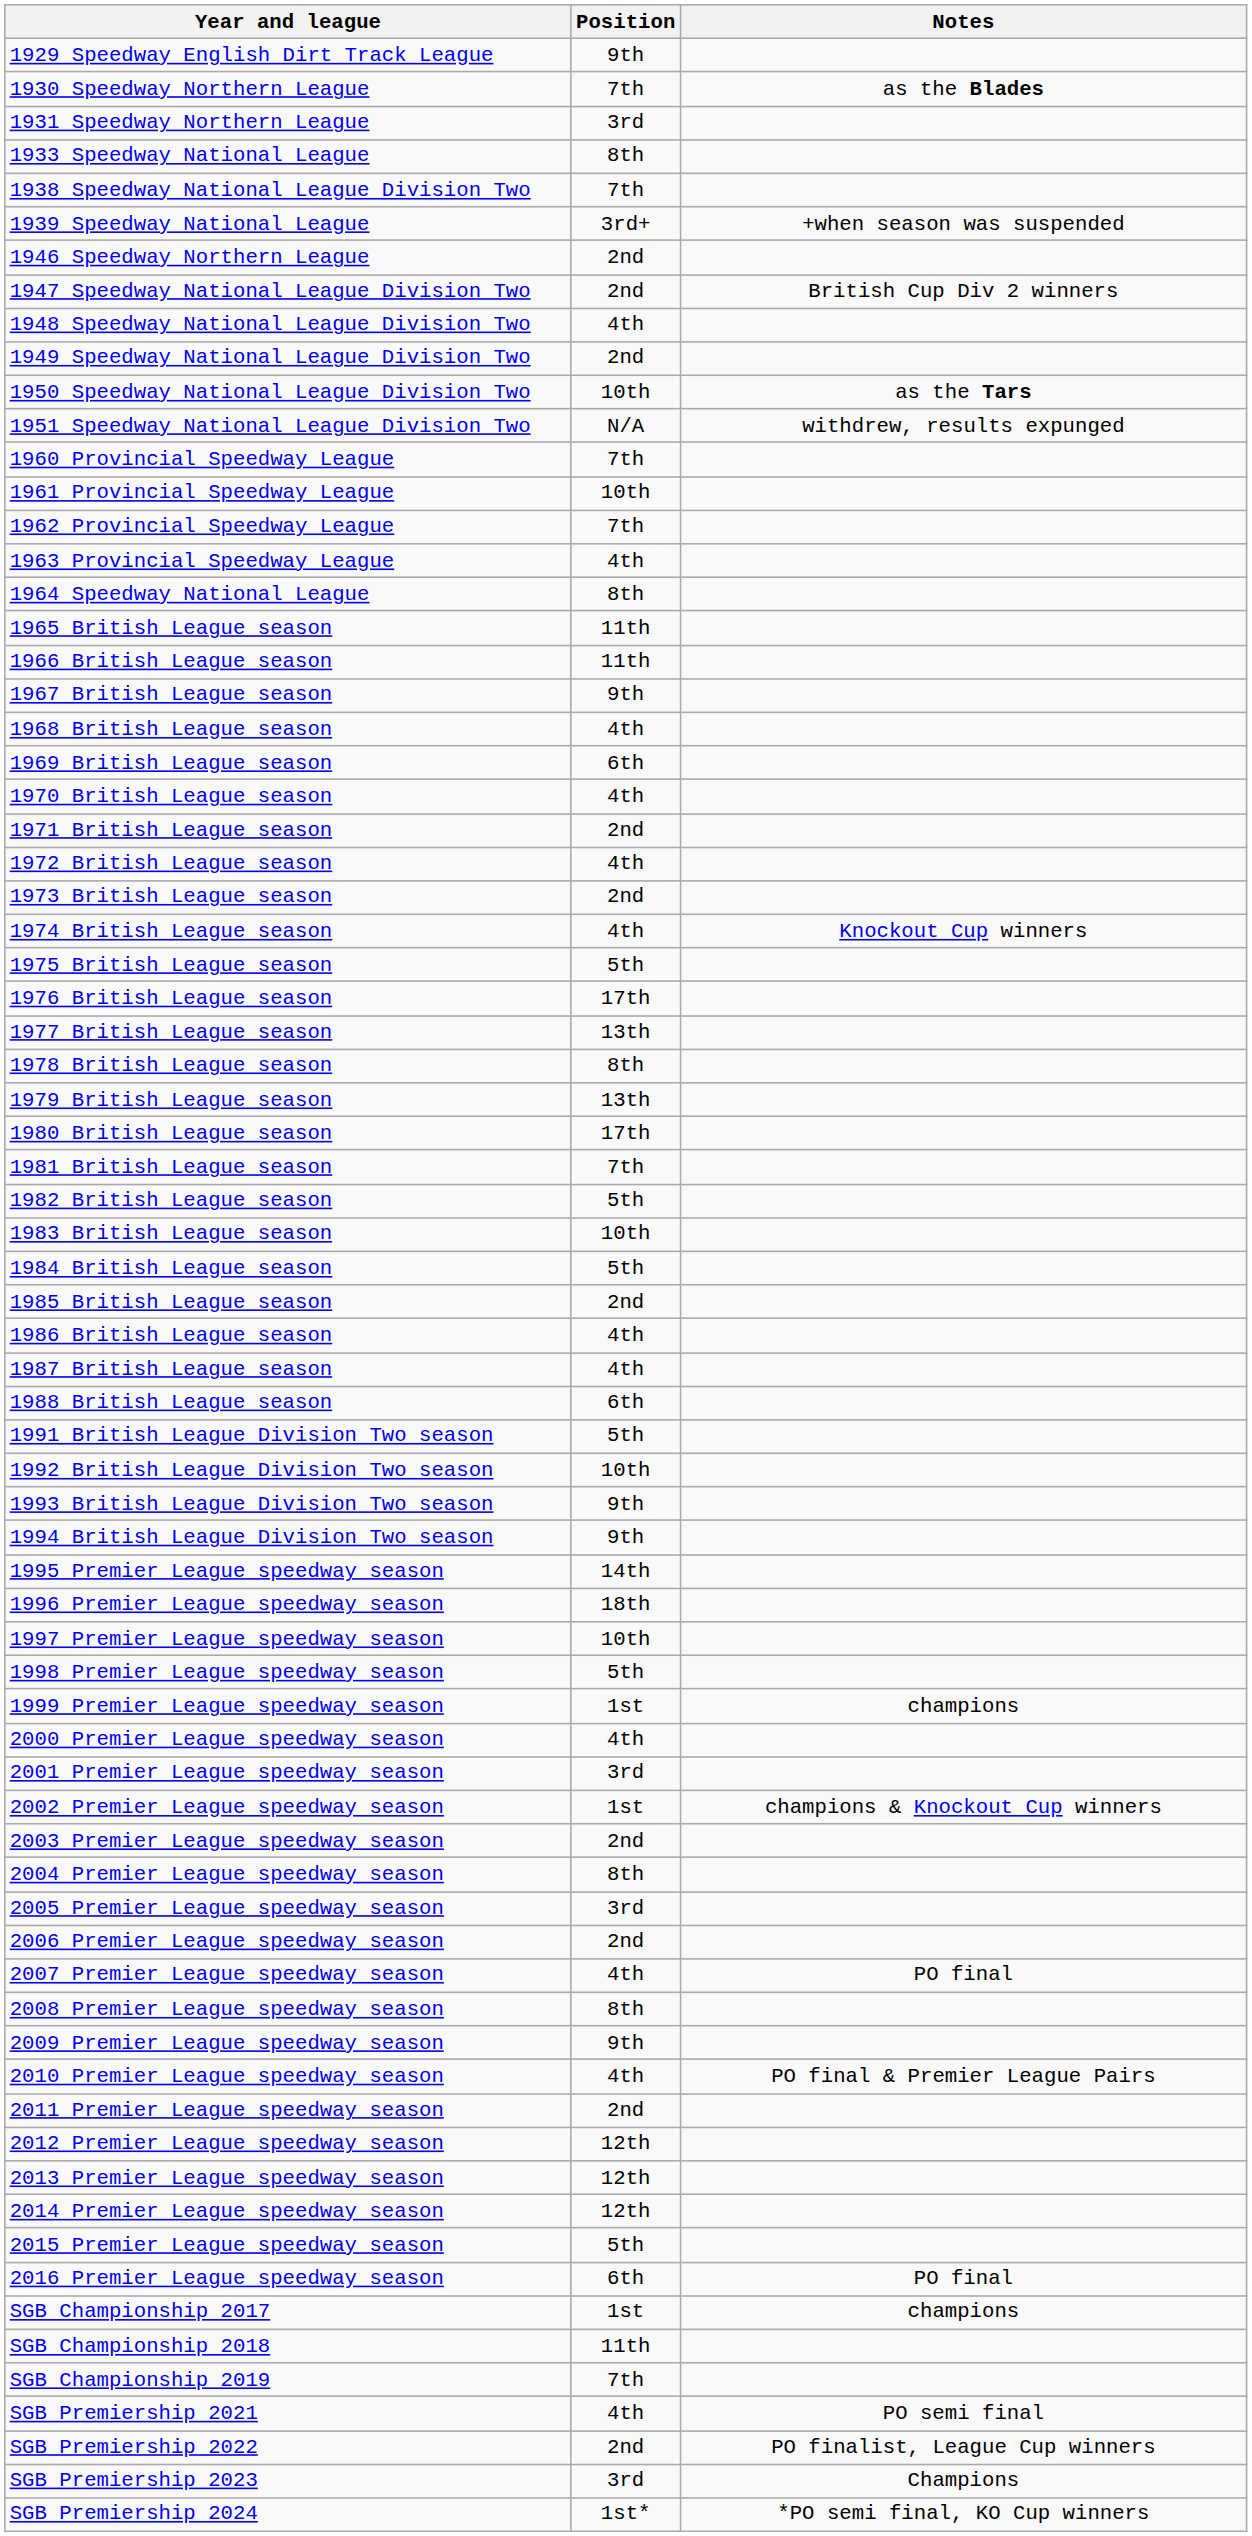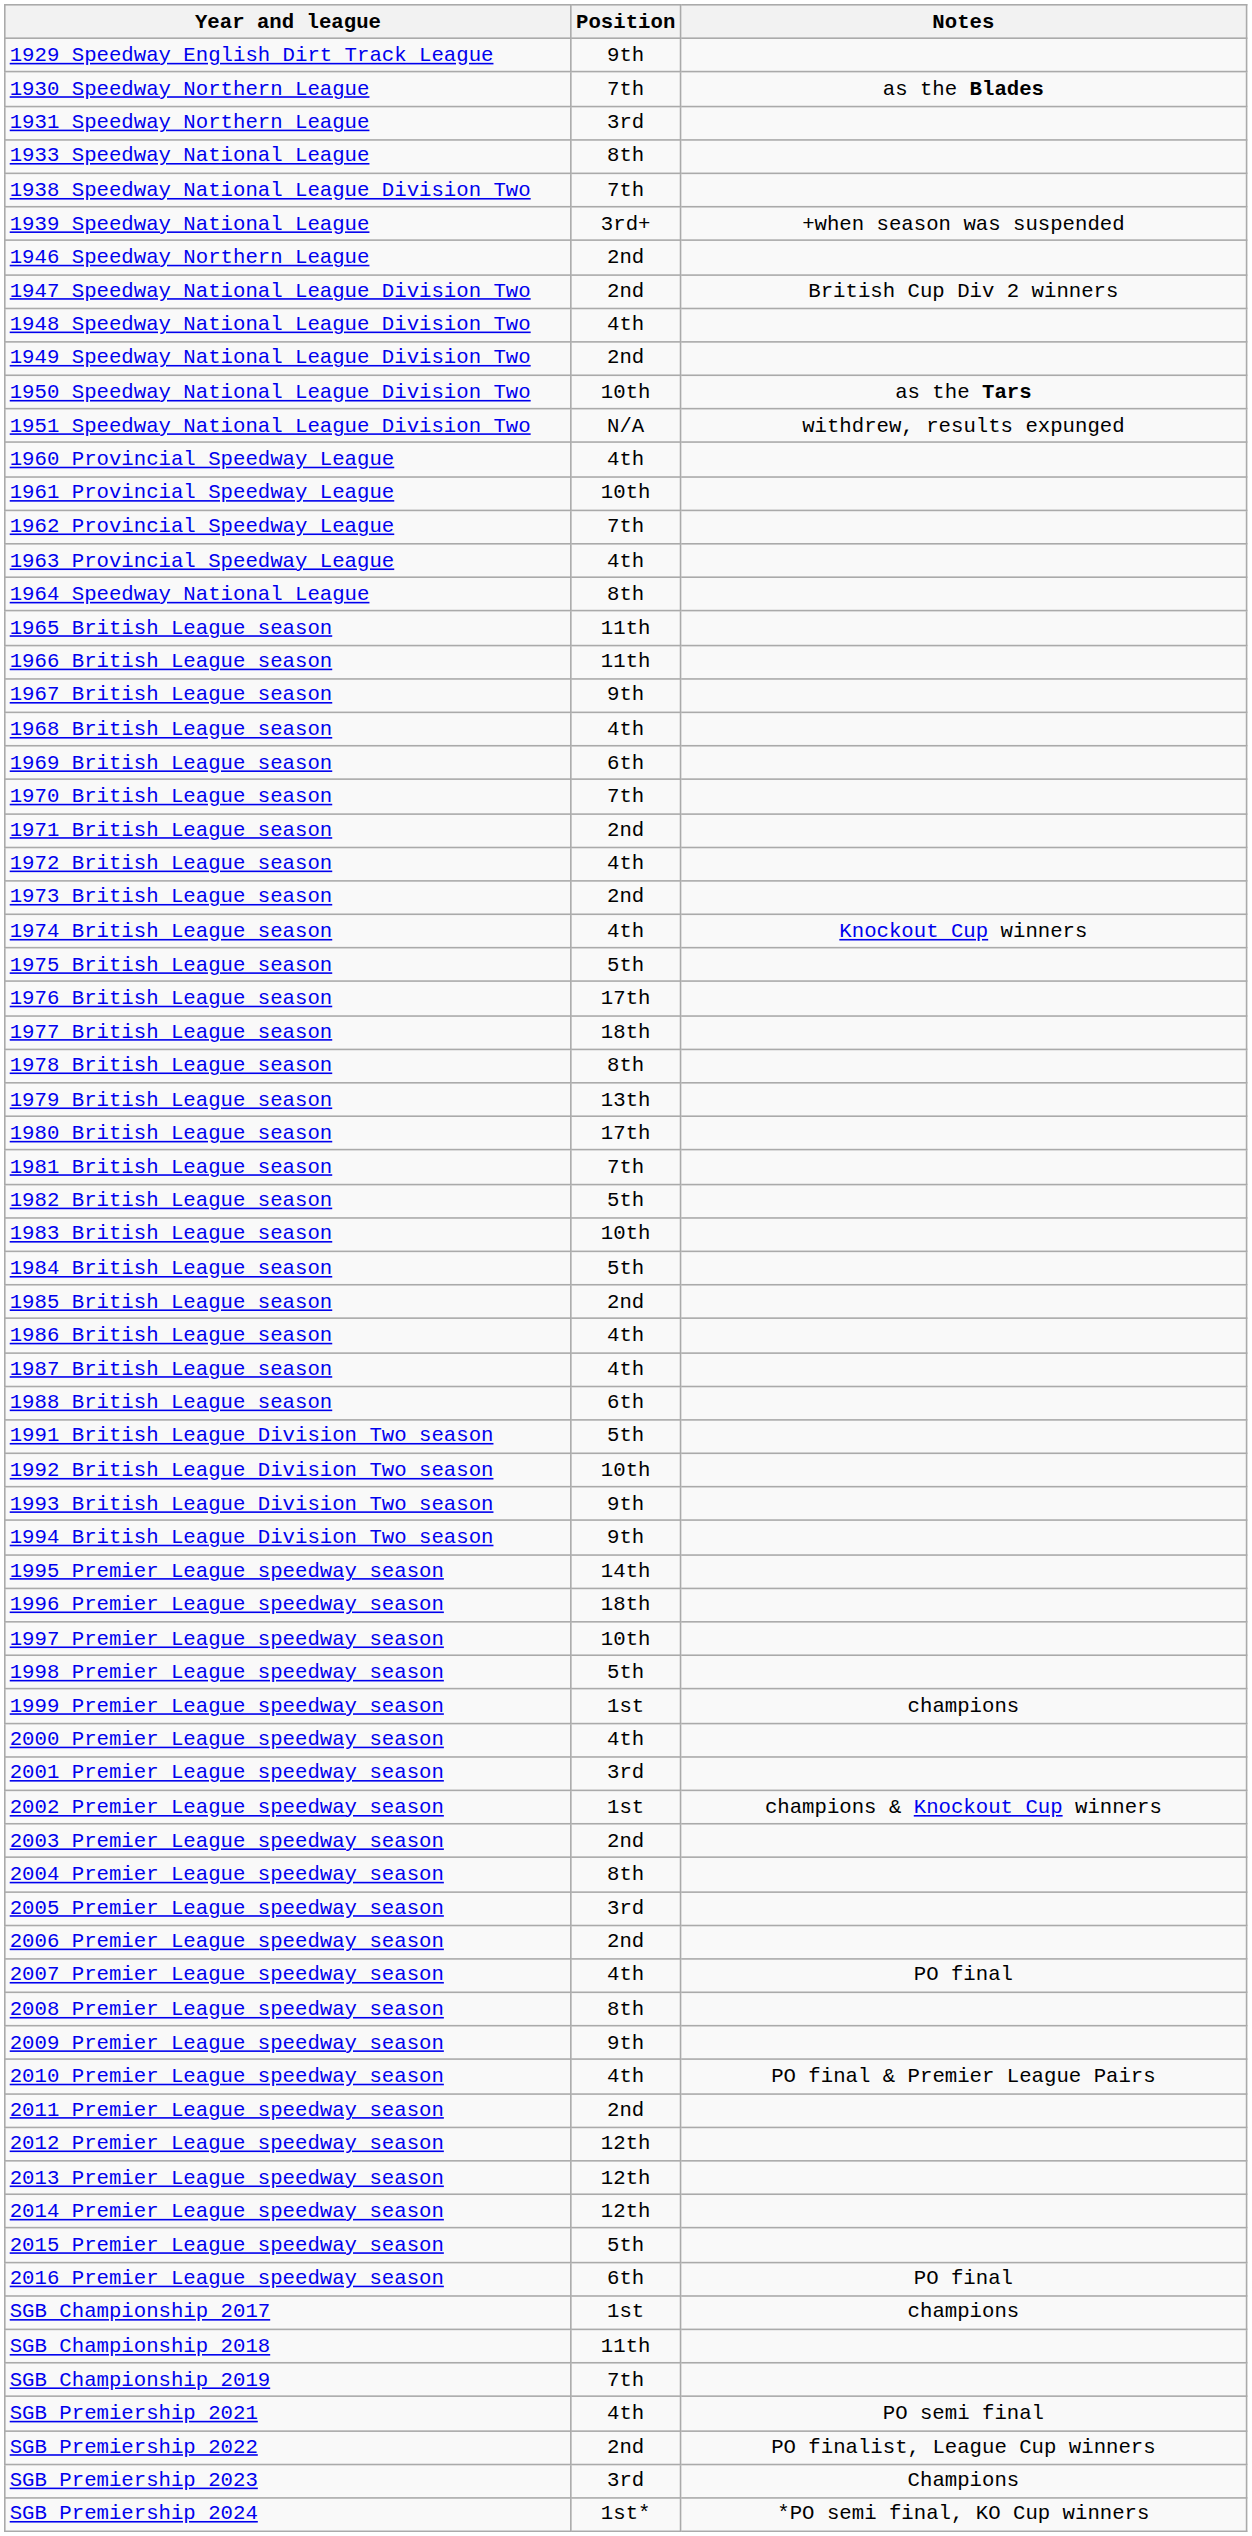(626, 460) 7th -> (626, 460) 4th
(626, 796) 4th -> (626, 796) 7th
(626, 1032) 13th -> (626, 1032) 18th
